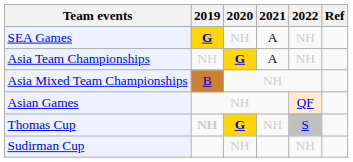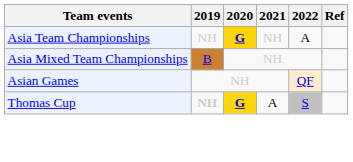- row: (40, 37)
(273, 59) A -> (273, 37) NH
(305, 59) NH -> (305, 37) A
(273, 125) NH -> (273, 103) A
- row: (46, 146)
